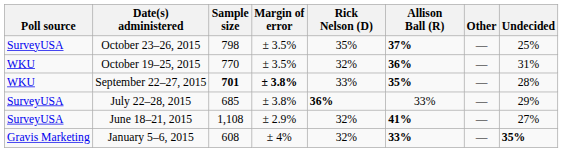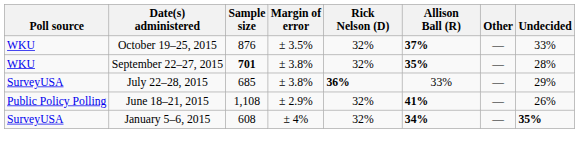- row: (151, 45)
(230, 63) 770 -> (247, 45) 876
(400, 63) 36% -> (416, 45) 37%
(528, 63) 31% -> (545, 45) 33%
(279, 82) bold -> (296, 63) normal
(346, 82) 33% -> (363, 63) 32%
(35, 119) SurveyUSA -> (57, 100) Public Policy Polling
(528, 119) 27% -> (545, 100) 26%
(48, 138) Gravis Marketing -> (35, 119) SurveyUSA
(400, 138) 33% -> (416, 119) 34%
